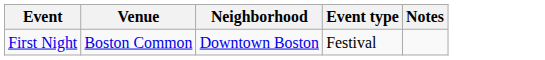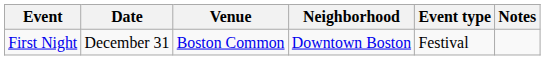+ column: (127, 17)
